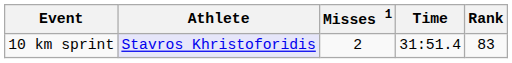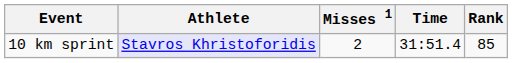(486, 45) 83 -> (486, 45) 85
